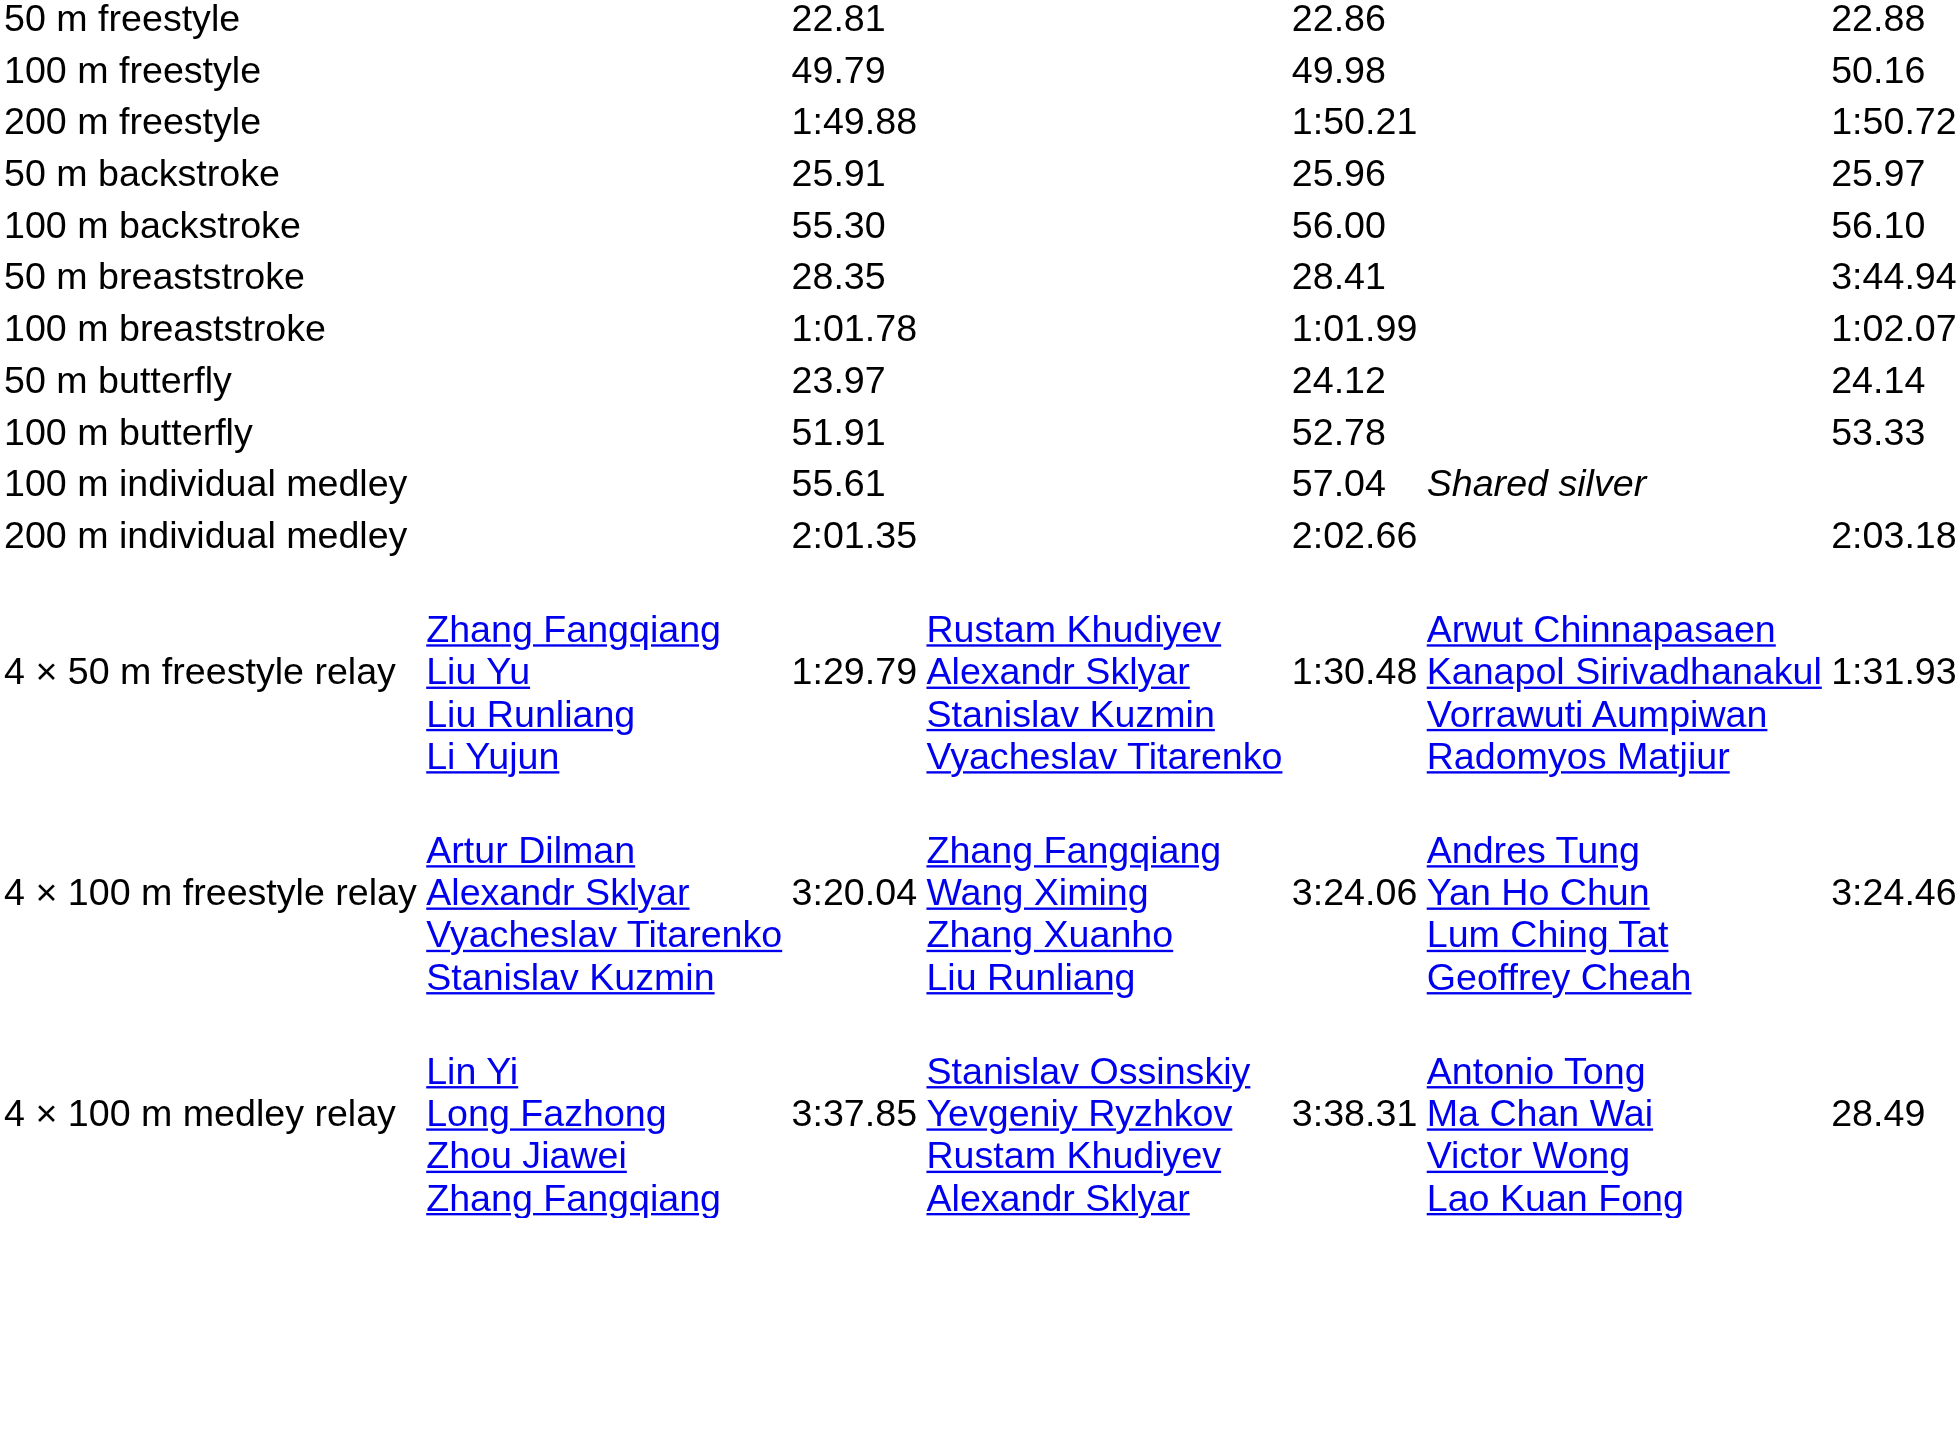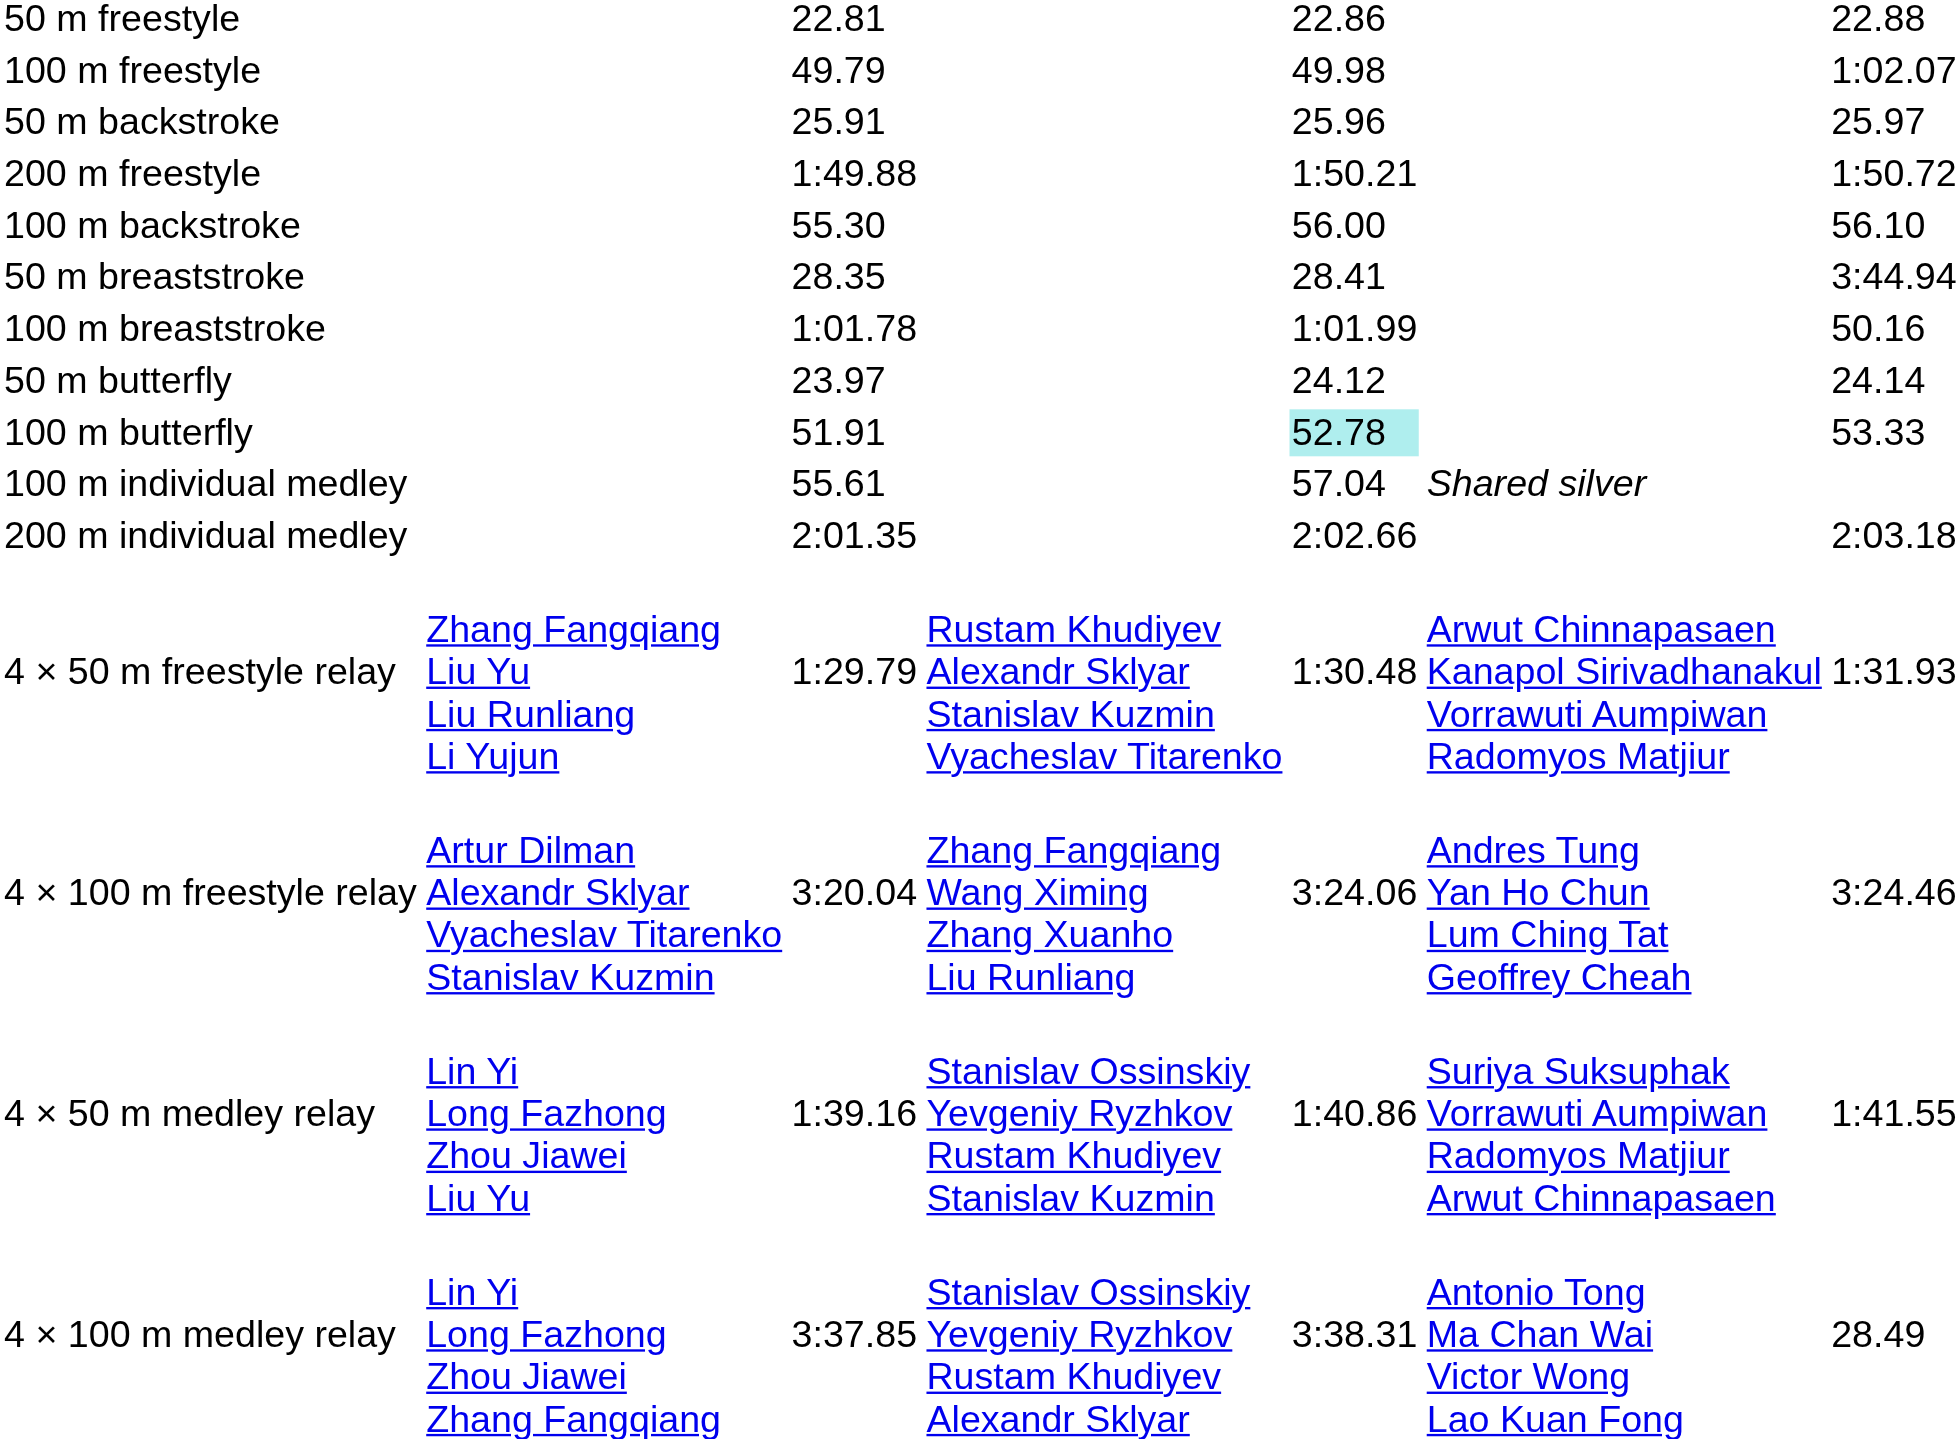(1878, 70) 50.16 -> (1894, 70) 1:02.07
rows swapped: (133, 121) <-> (142, 173)
(1894, 328) 1:02.07 -> (1878, 328) 50.16
(1339, 432) no background -> (1339, 432) paleturquoise background
+ row: (190, 1113)
